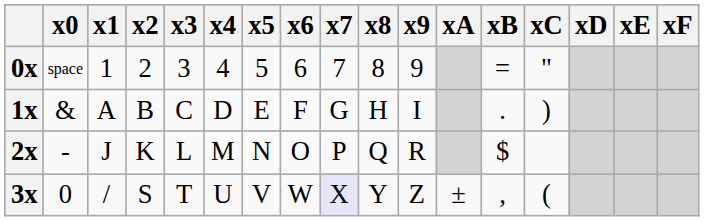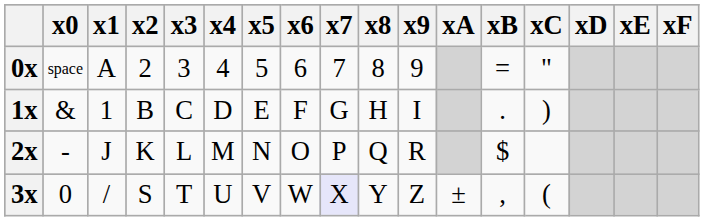(106, 67) 1 -> (106, 67) A
(106, 109) A -> (106, 109) 1
